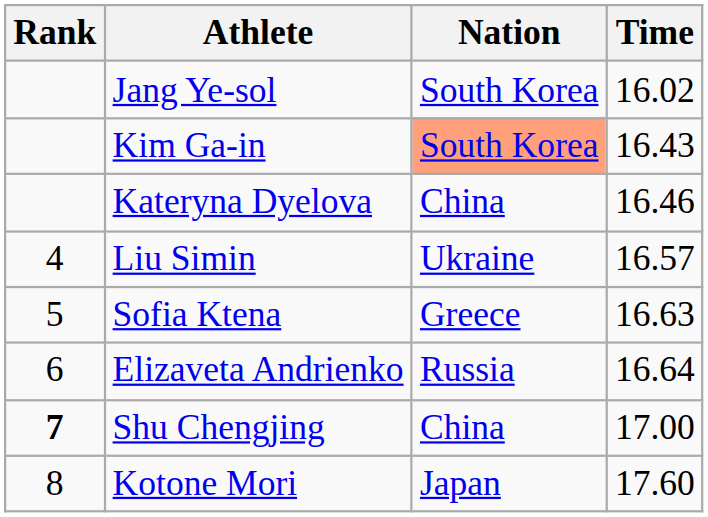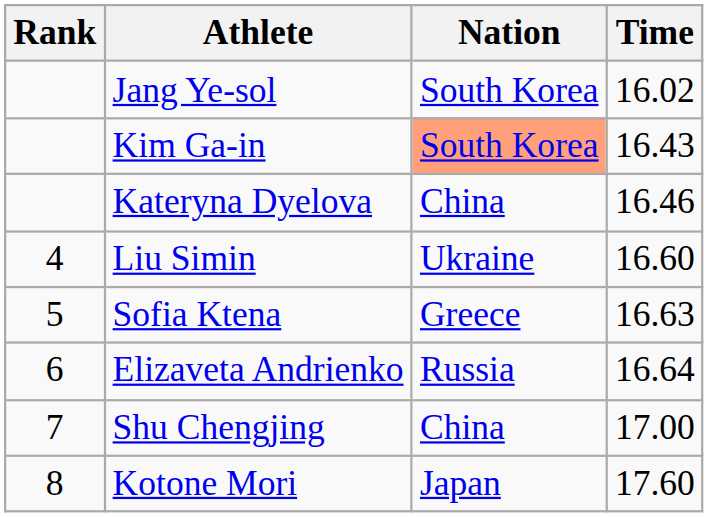(655, 257) 16.57 -> (655, 257) 16.60
(55, 426) bold -> (55, 426) normal
